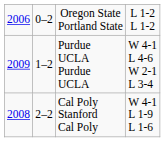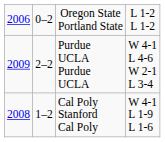(44, 64) 1–2 -> (44, 64) 2–2
(44, 114) 2–2 -> (44, 114) 1–2
